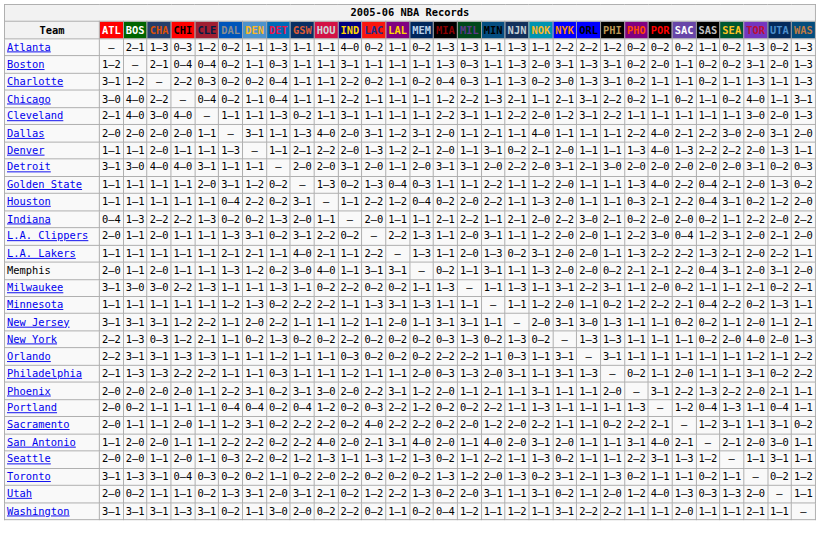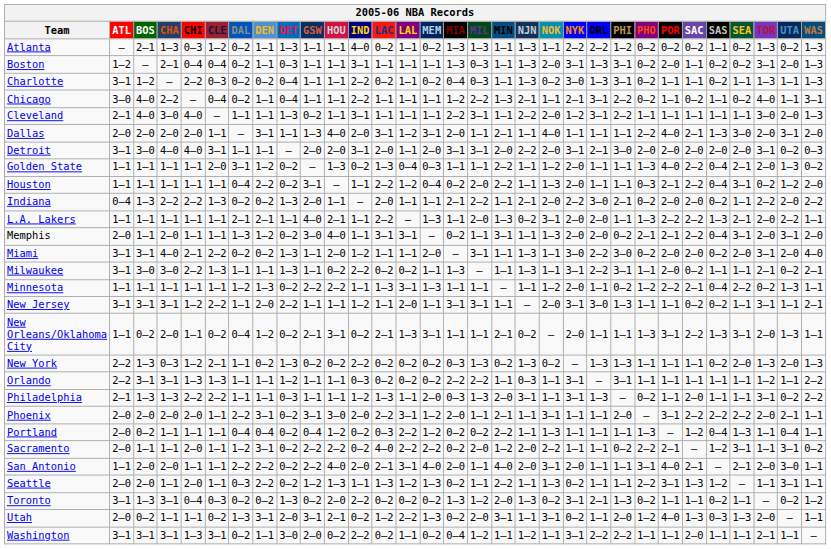(708, 133) 2–2 -> (718, 133) 1–3
- row: (26, 151)
- row: (48, 237)
+ row: (23, 254)
(756, 322) 2–0 -> (766, 305) 3–1
+ row: (57, 334)
(756, 340) 4–0 -> (766, 364) 1–3
(374, 374) 1–1 -> (384, 398) 1–3
(708, 391) 1–3 -> (718, 415) 2–2
(278, 477) 1–1 -> (289, 501) 1–3
